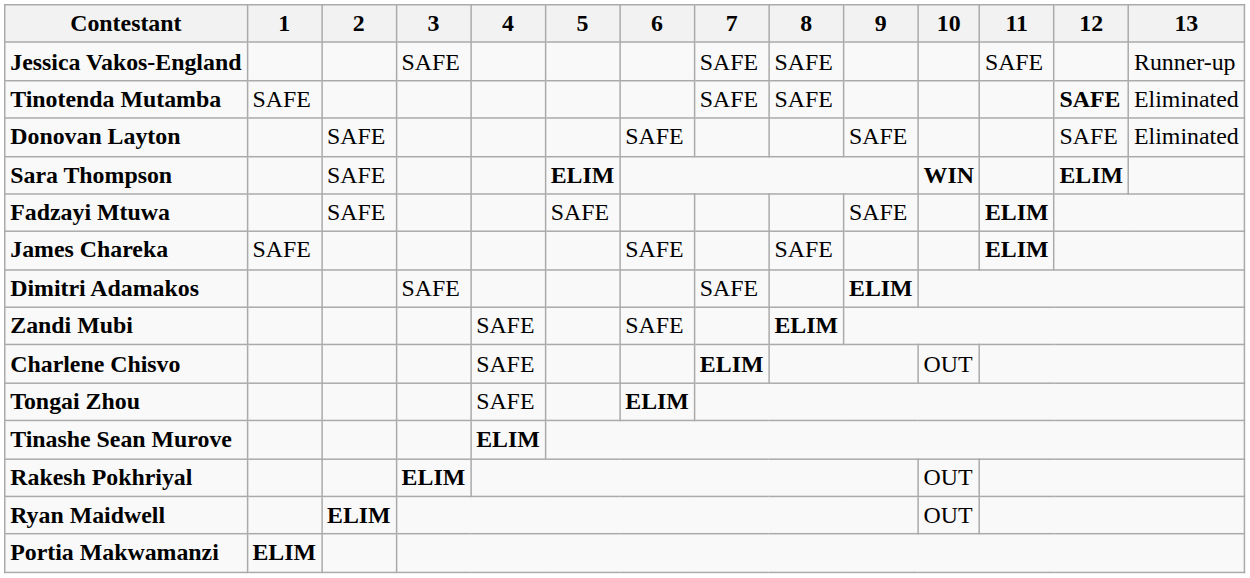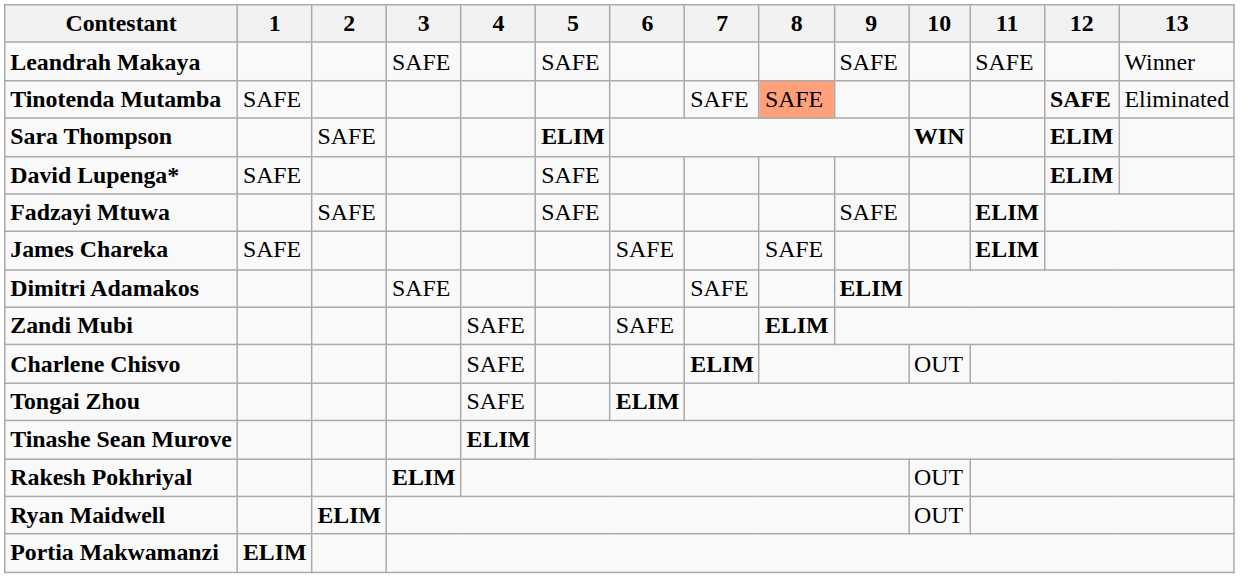+ row: (105, 61)
- row: (126, 61)
(804, 99) no background -> (794, 99) lightsalmon background
- row: (95, 136)
+ row: (95, 174)
